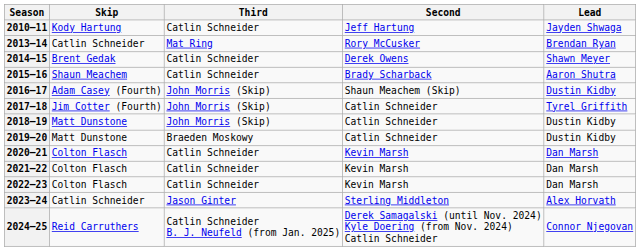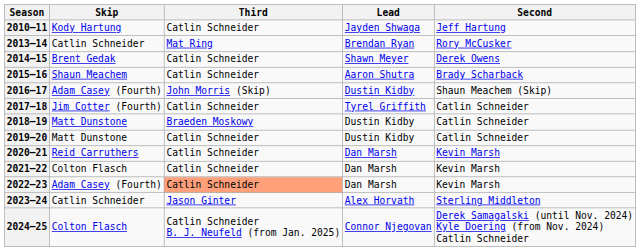columns swapped: (443, 12) <-> (590, 12)
(219, 106) John Morris (Skip) -> (213, 106) Catlin Schneider
(219, 122) John Morris (Skip) -> (210, 122) Braeden Moskowy
(210, 138) Braeden Moskowy -> (213, 138) Catlin Schneider
(89, 153) Colton Flasch -> (95, 153) Reid Carruthers
(89, 185) Colton Flasch -> (107, 185) Adam Casey (Fourth)
(213, 185) no background -> (213, 185) lightsalmon background
(95, 227) Reid Carruthers -> (89, 227) Colton Flasch
